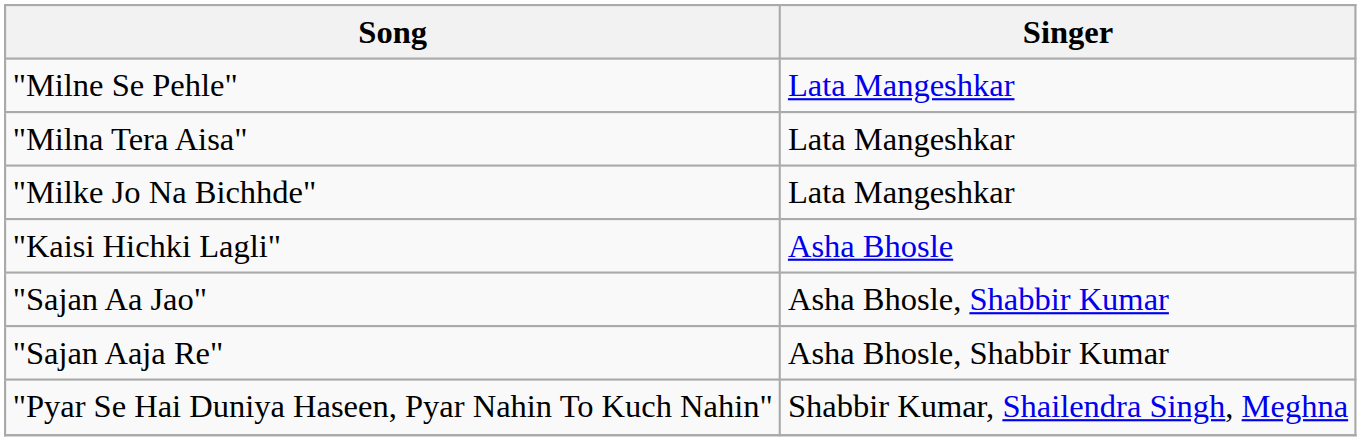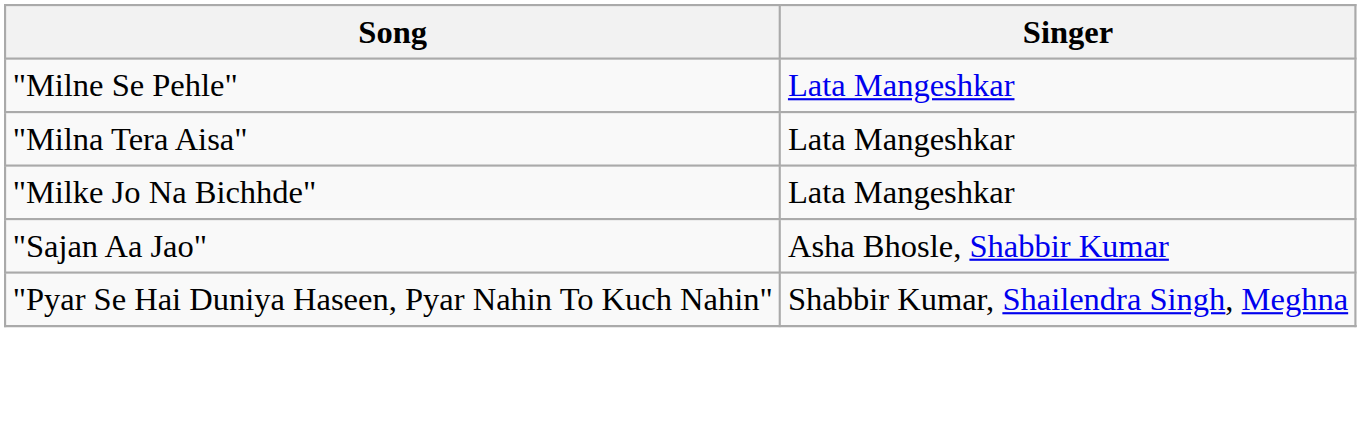- row: (147, 246)
- row: (118, 353)
